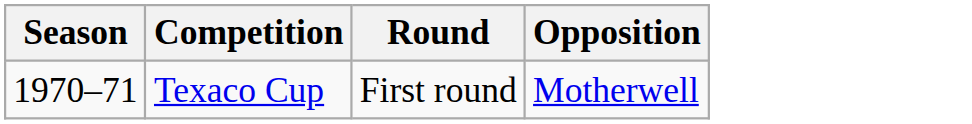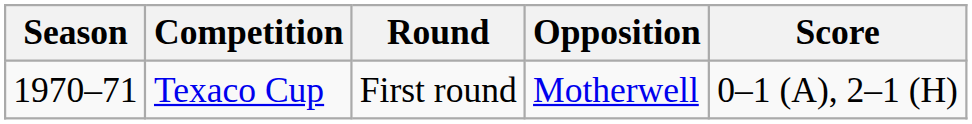+ column: (838, 32)
